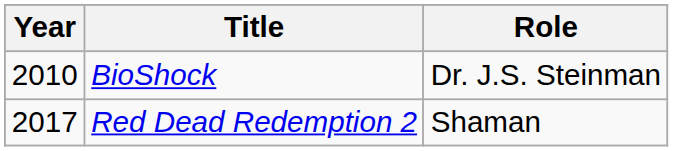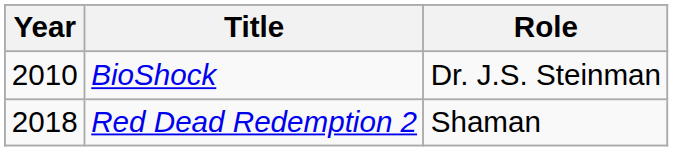(45, 121) 2017 -> (45, 121) 2018
